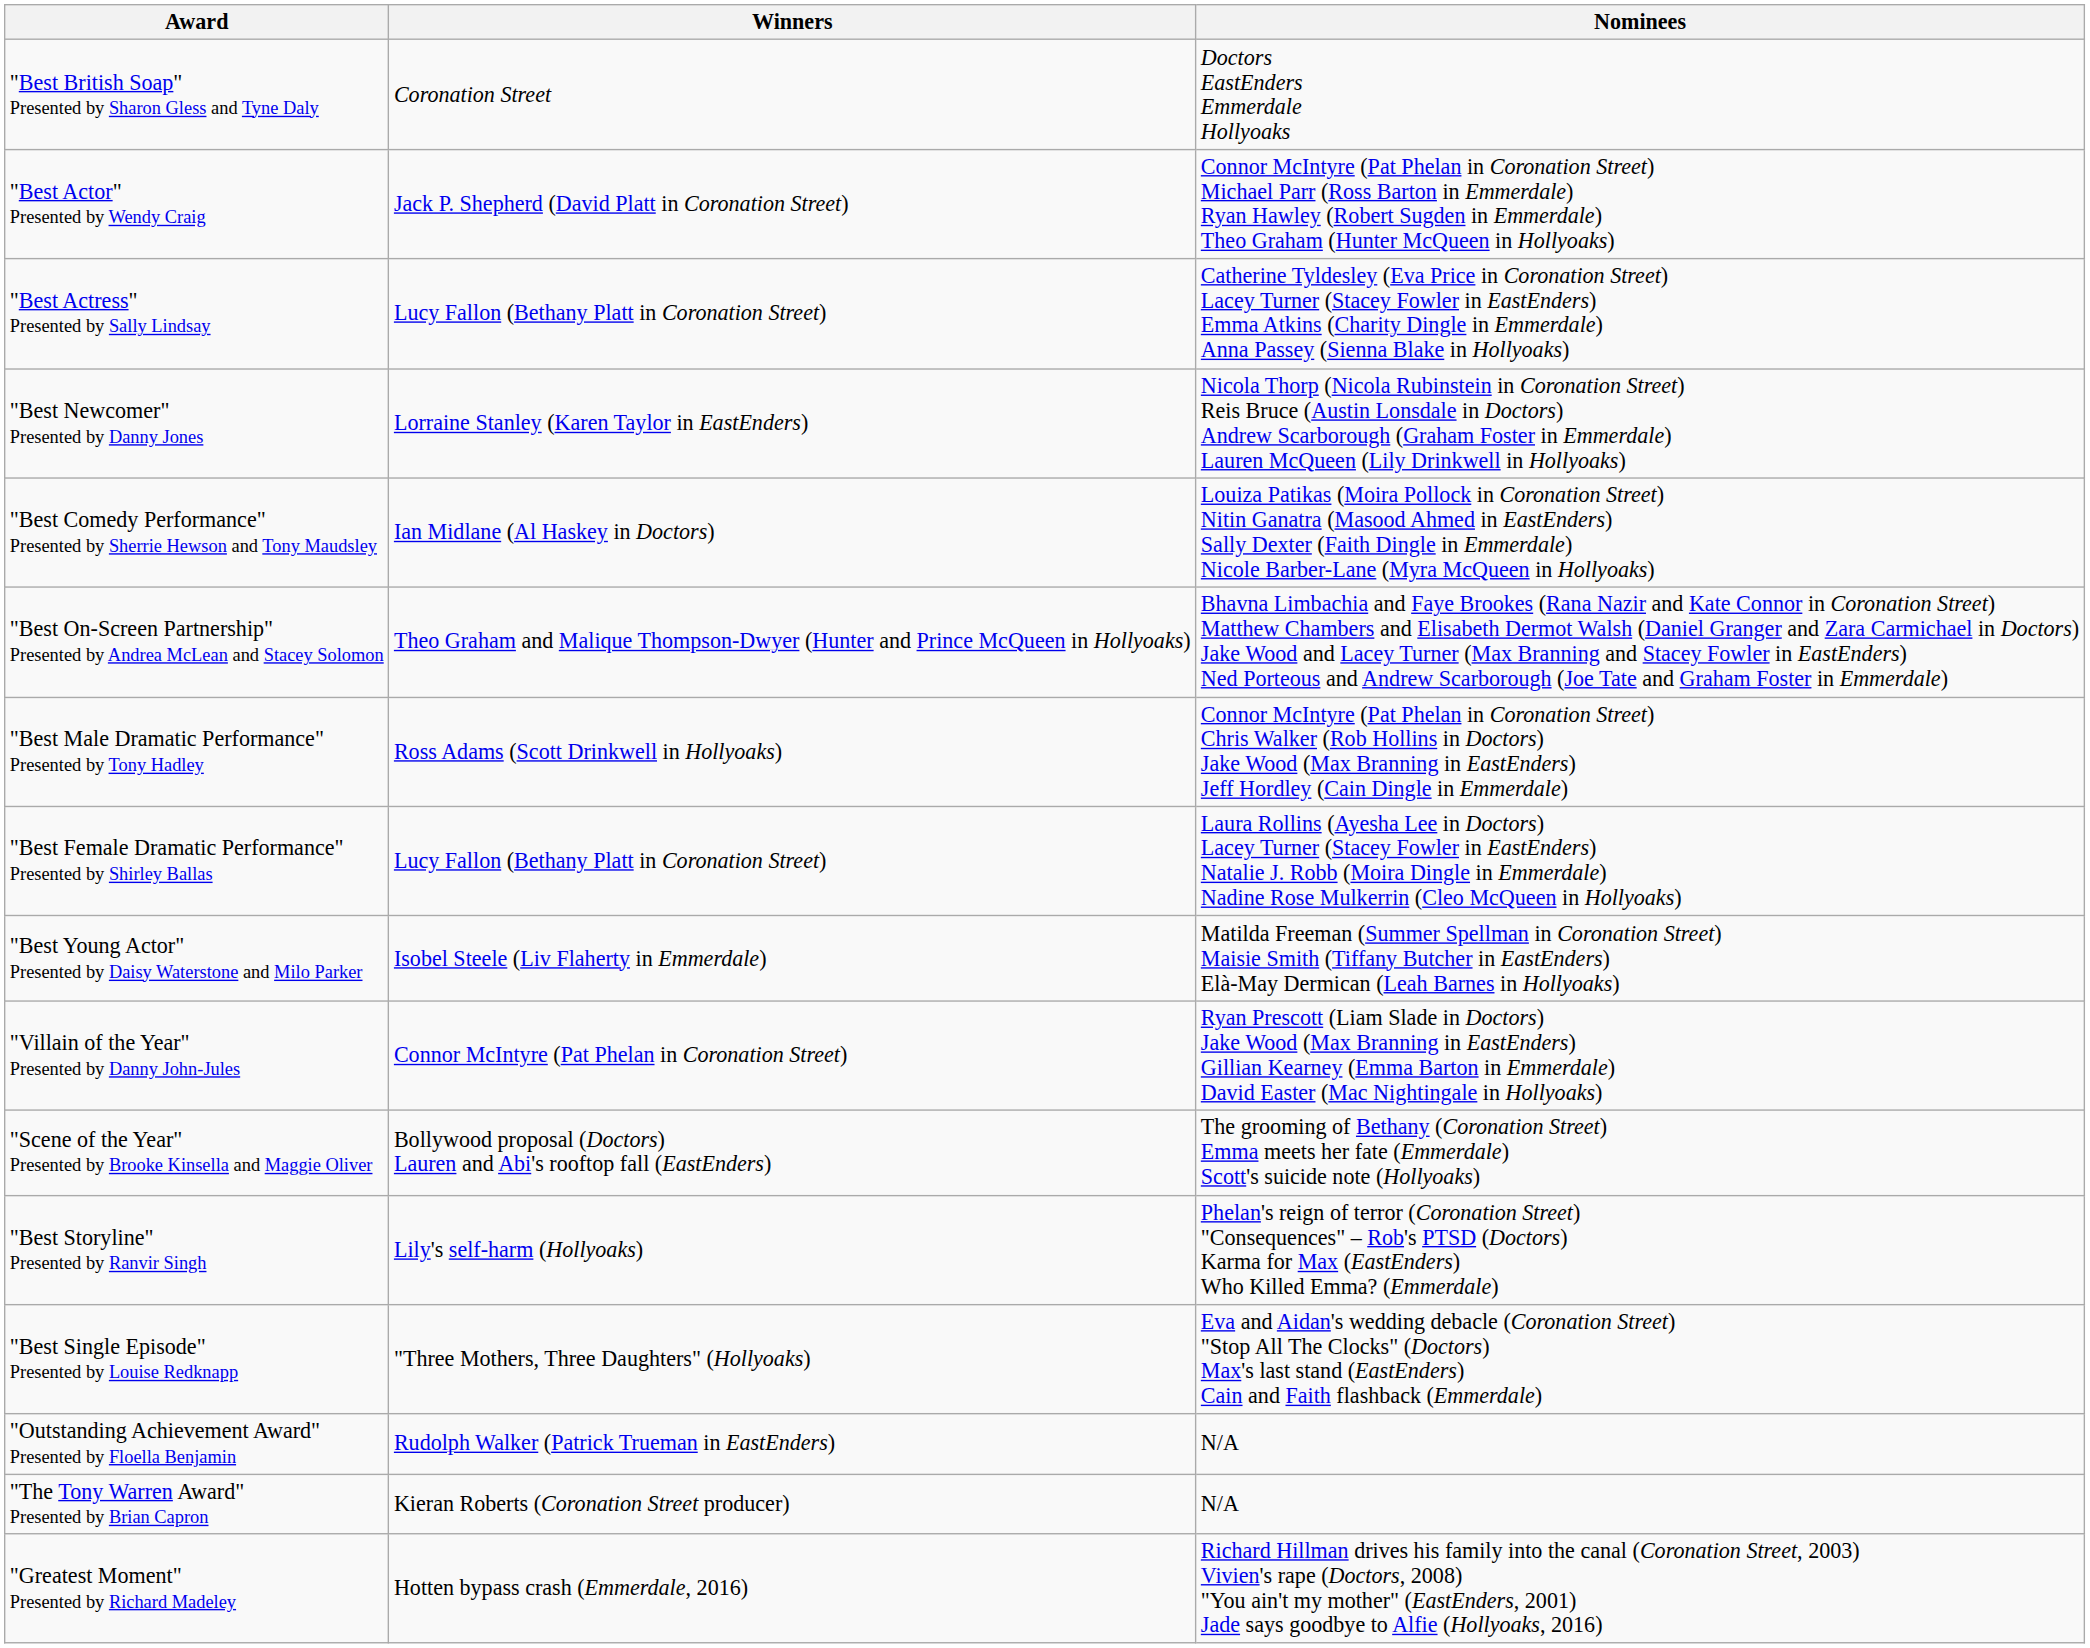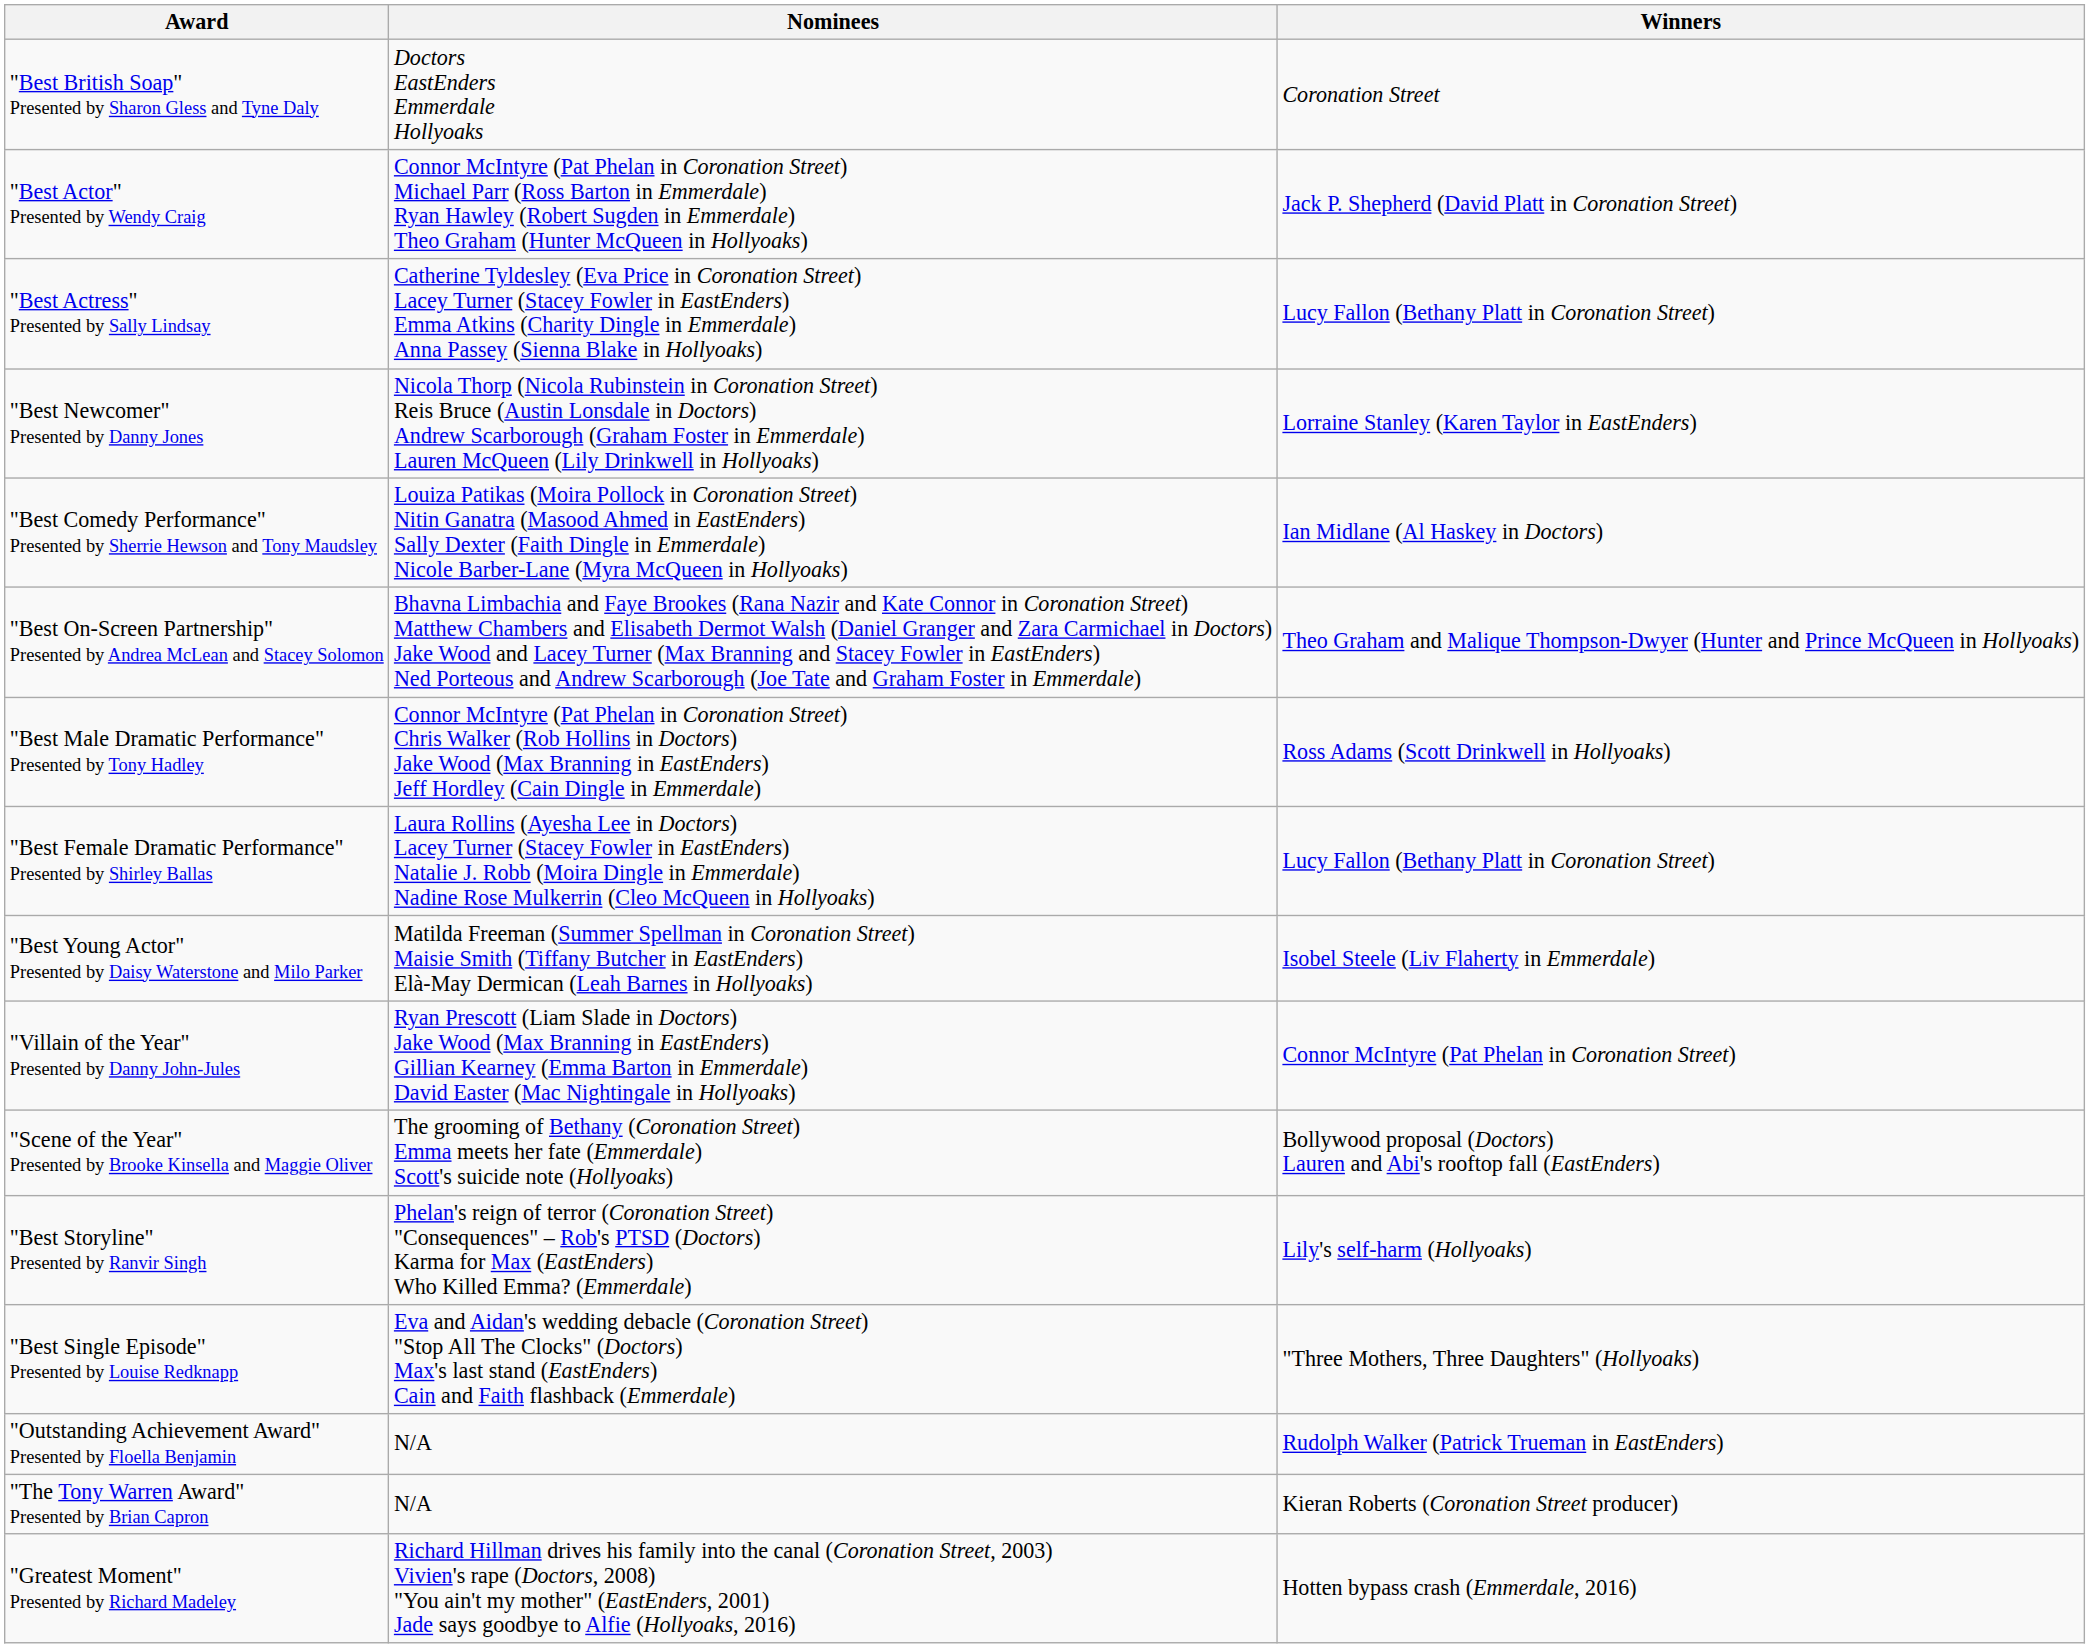columns swapped: (792, 22) <-> (1640, 22)
